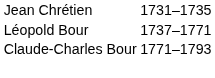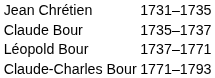+ row: (43, 30)
